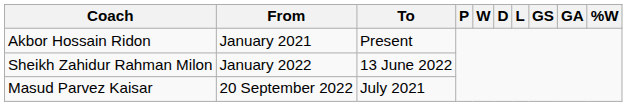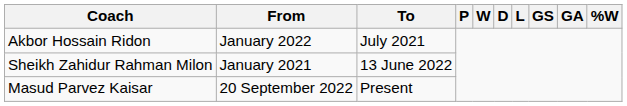(266, 40) January 2021 -> (266, 40) January 2022
(386, 40) Present -> (393, 40) July 2021
(266, 64) January 2022 -> (266, 64) January 2021
(393, 88) July 2021 -> (386, 88) Present
